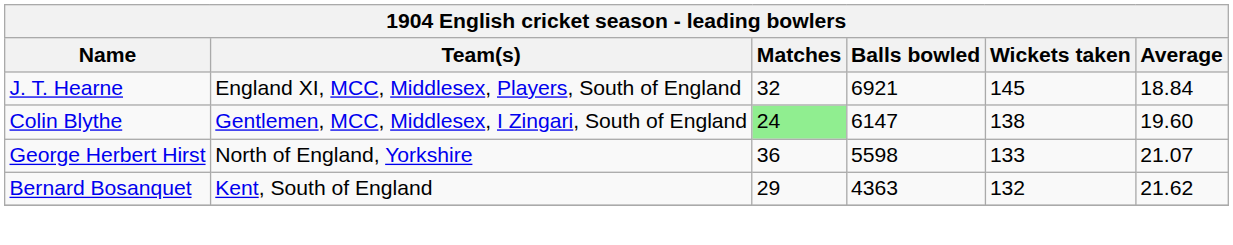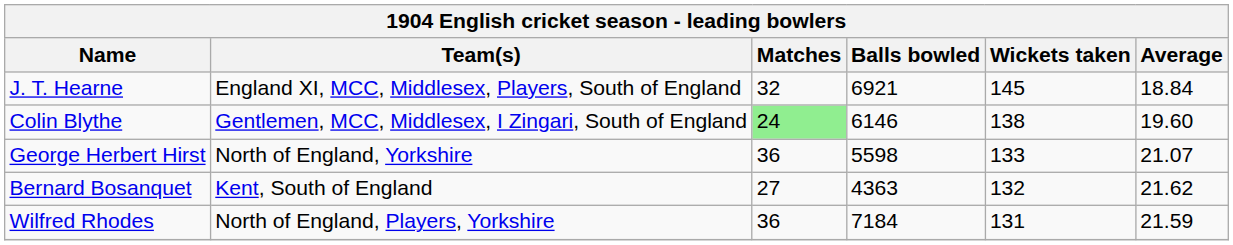(875, 121) 6147 -> (875, 121) 6146
(769, 188) 29 -> (769, 188) 27
+ row: (82, 222)
